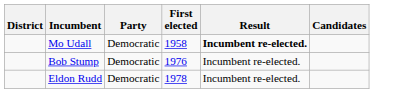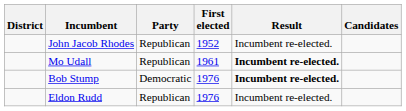+ row: (91, 43)
(133, 43) Democratic -> (165, 61) Republican
(176, 43) 1958 -> (208, 61) 1961
(251, 61) normal -> (287, 79) bold
(133, 79) Democratic -> (165, 97) Republican
(176, 79) 1978 -> (208, 97) 1976
